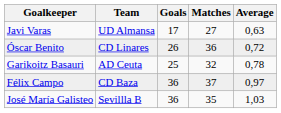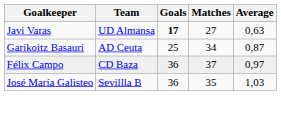(173, 30) normal -> (173, 30) bold
- row: (35, 47)
(211, 64) 32 -> (211, 47) 34
(255, 64) 0,78 -> (255, 47) 0,87
